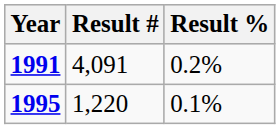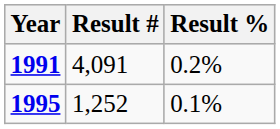(100, 103) 1,220 -> (100, 103) 1,252
